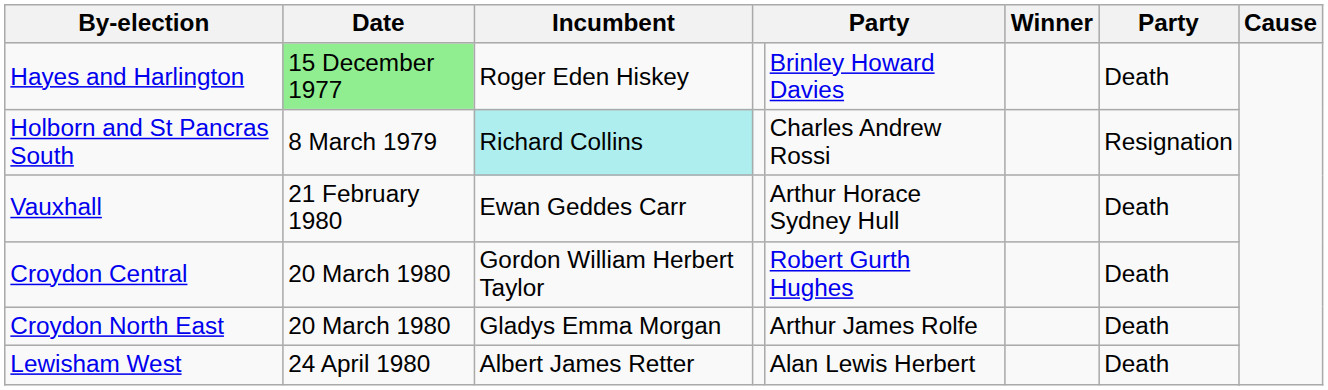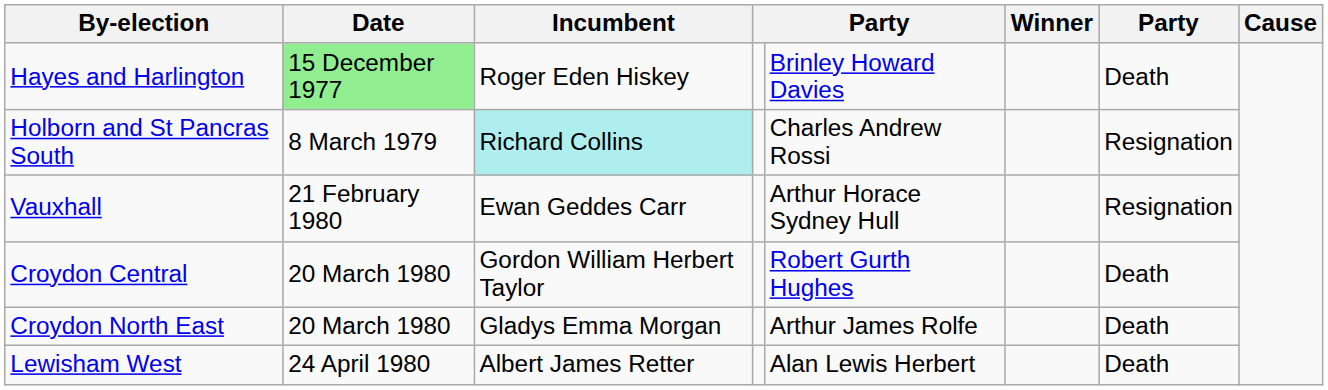(1137, 207) Death -> (1168, 207) Resignation
